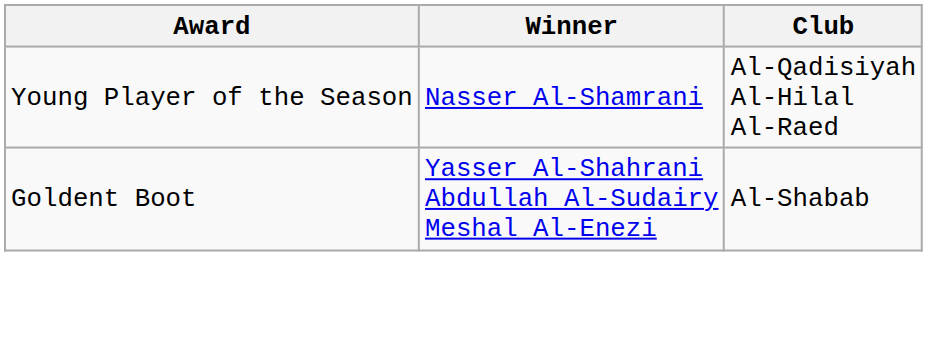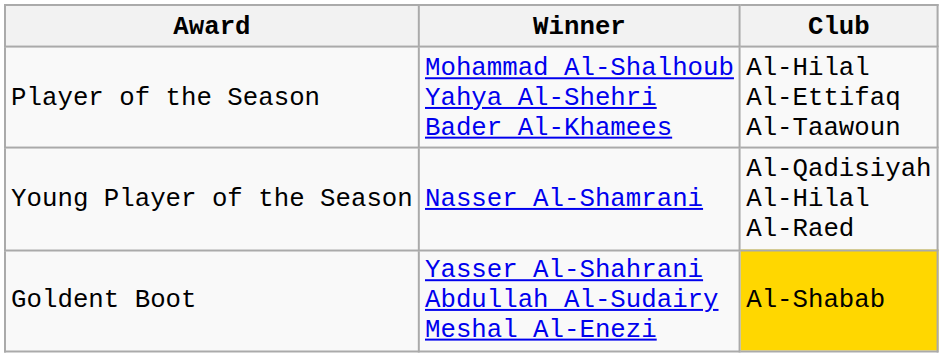+ row: (166, 98)
(800, 199) no background -> (816, 300) gold background
